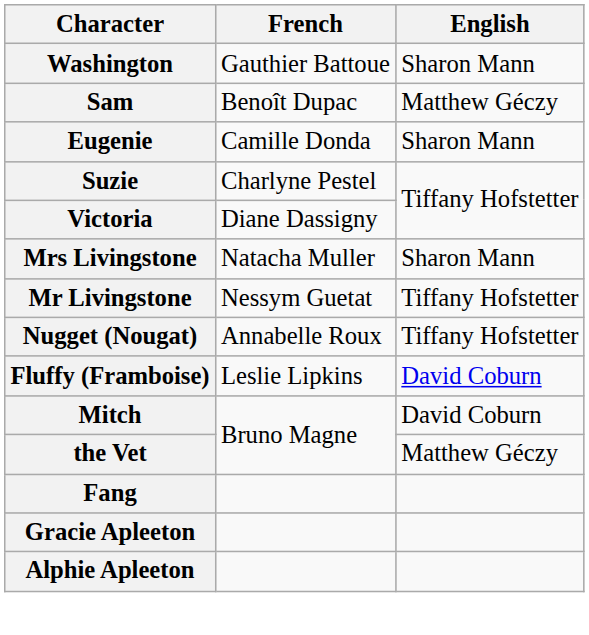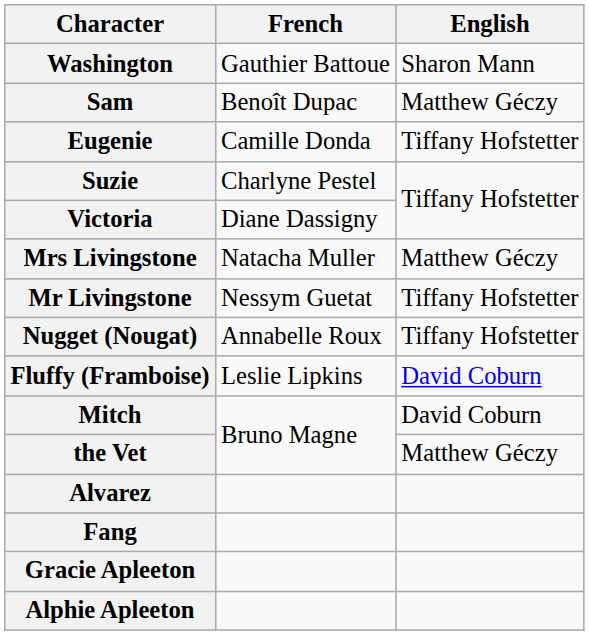(468, 141) Sharon Mann -> (490, 141) Tiffany Hofstetter
(468, 258) Sharon Mann -> (480, 258) Matthew Géczy
+ row: (110, 492)
